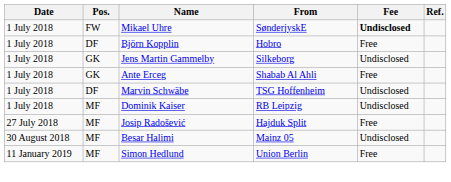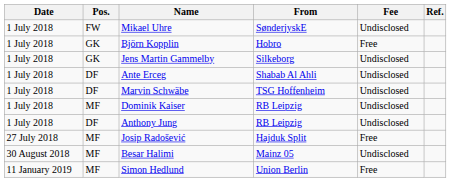(385, 28) bold -> (384, 28) normal
(92, 43) DF -> (93, 43) GK
(93, 75) GK -> (92, 75) DF
(369, 75) Free -> (384, 75) Undisclosed
+ row: (149, 122)
